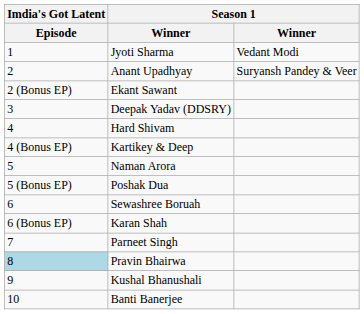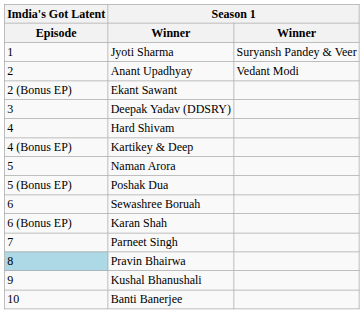(268, 52) Vedant Modi -> (297, 52) Suryansh Pandey & Veer
(297, 71) Suryansh Pandey & Veer -> (268, 71) Vedant Modi
